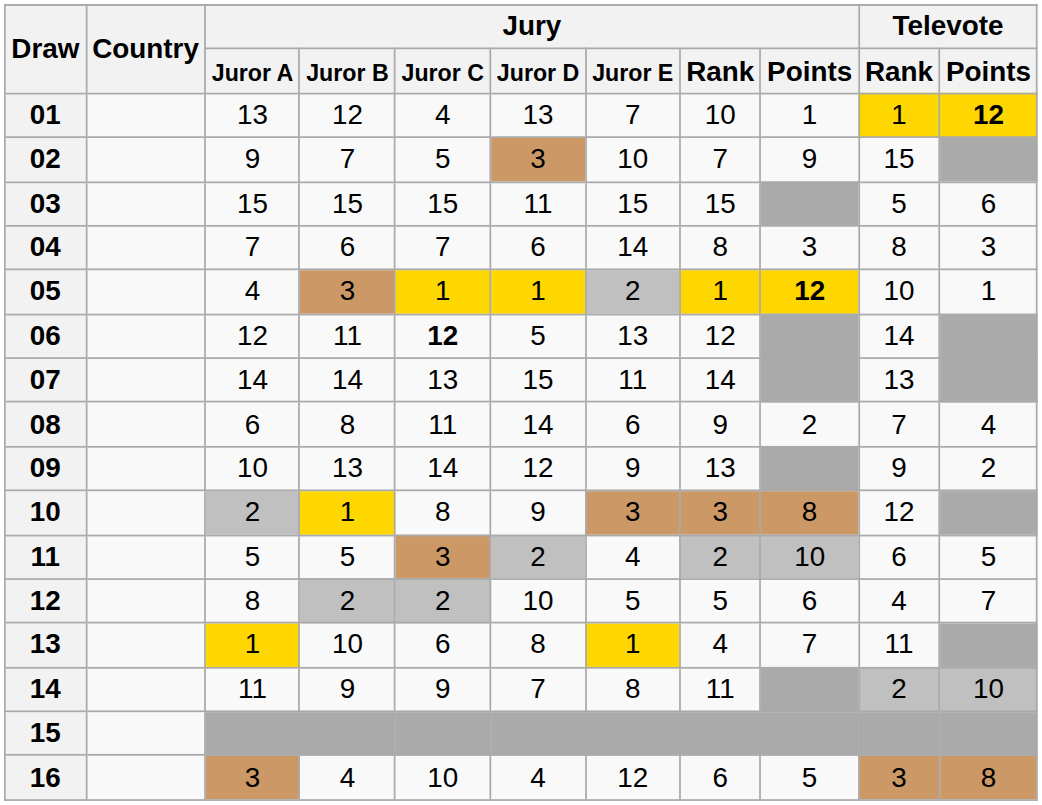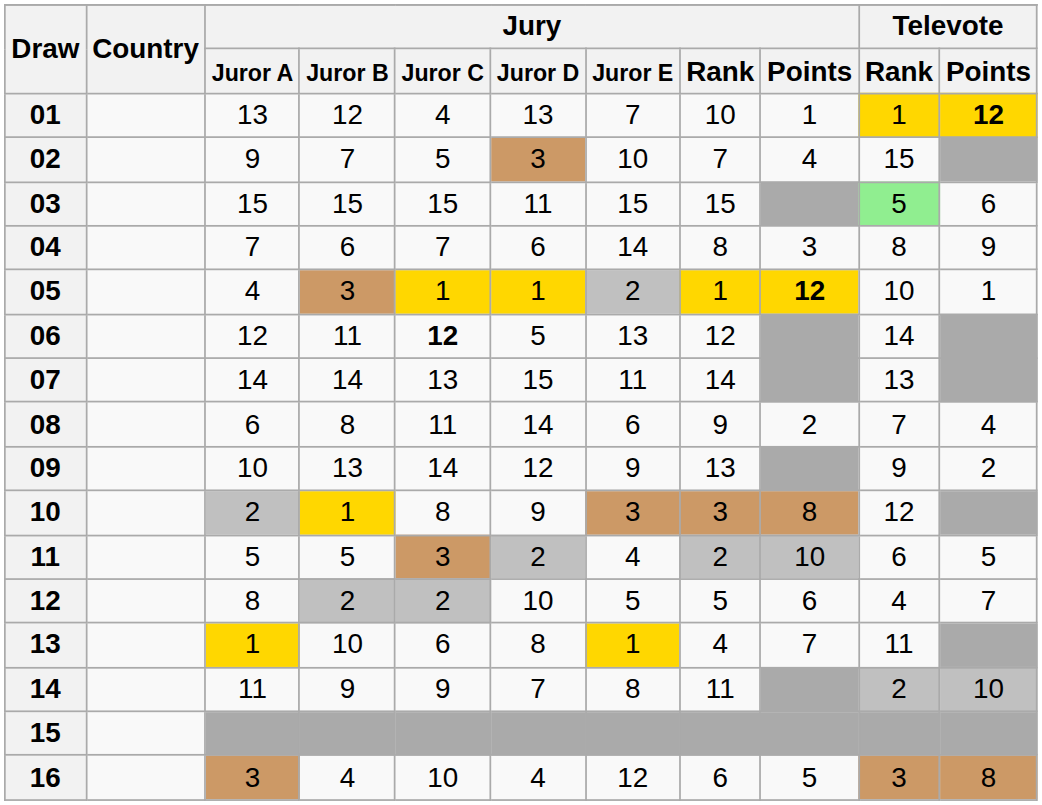(810, 159) 9 -> (810, 159) 4
(899, 203) no background -> (899, 203) lightgreen background
(988, 247) 3 -> (988, 247) 9
